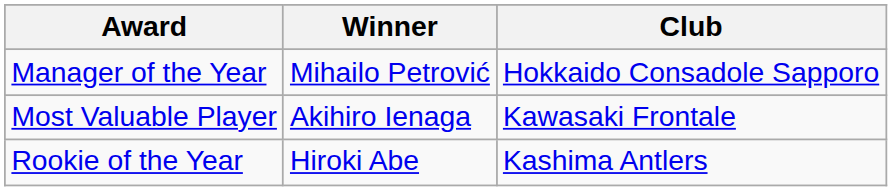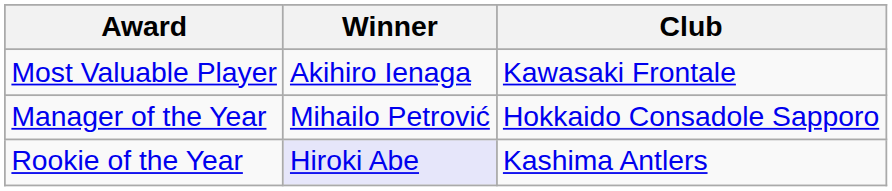rows swapped: (139, 71) <-> (144, 116)
(355, 161) no background -> (355, 161) lavender background
